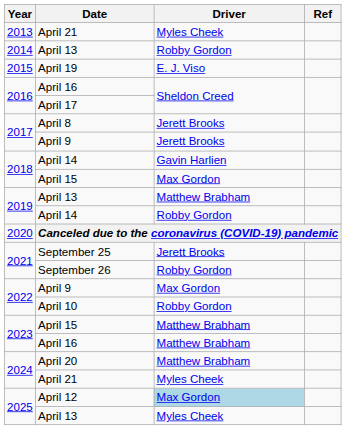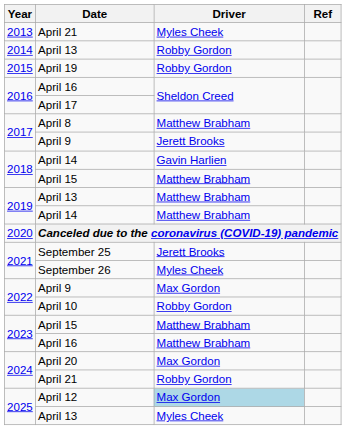(181, 69) E. J. Viso -> (194, 69) Robby Gordon
(191, 123) Jerett Brooks -> (203, 123) Matthew Brabham
(188, 178) Max Gordon -> (203, 178) Matthew Brabham
(194, 215) Robby Gordon -> (203, 215) Matthew Brabham
(194, 270) Robby Gordon -> (190, 270) Myles Cheek
(203, 361) Matthew Brabham -> (188, 361) Max Gordon
(190, 379) Myles Cheek -> (194, 379) Robby Gordon
